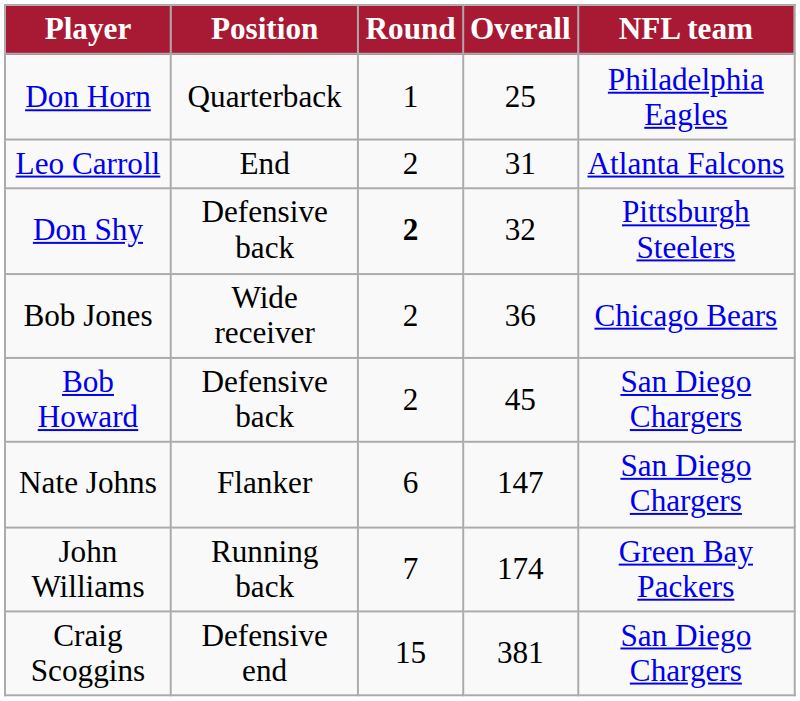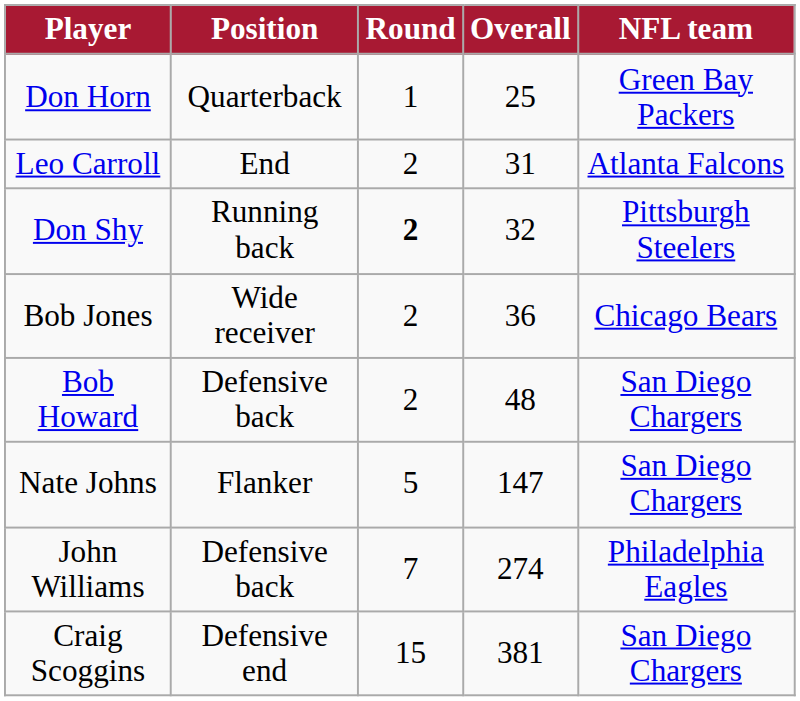(686, 96) Philadelphia Eagles -> (686, 96) Green Bay Packers
(265, 230) Defensive back -> (265, 230) Running back
(520, 399) 45 -> (520, 399) 48
(411, 484) 6 -> (411, 484) 5
(265, 568) Running back -> (265, 568) Defensive back
(520, 568) 174 -> (520, 568) 274
(686, 568) Green Bay Packers -> (686, 568) Philadelphia Eagles
